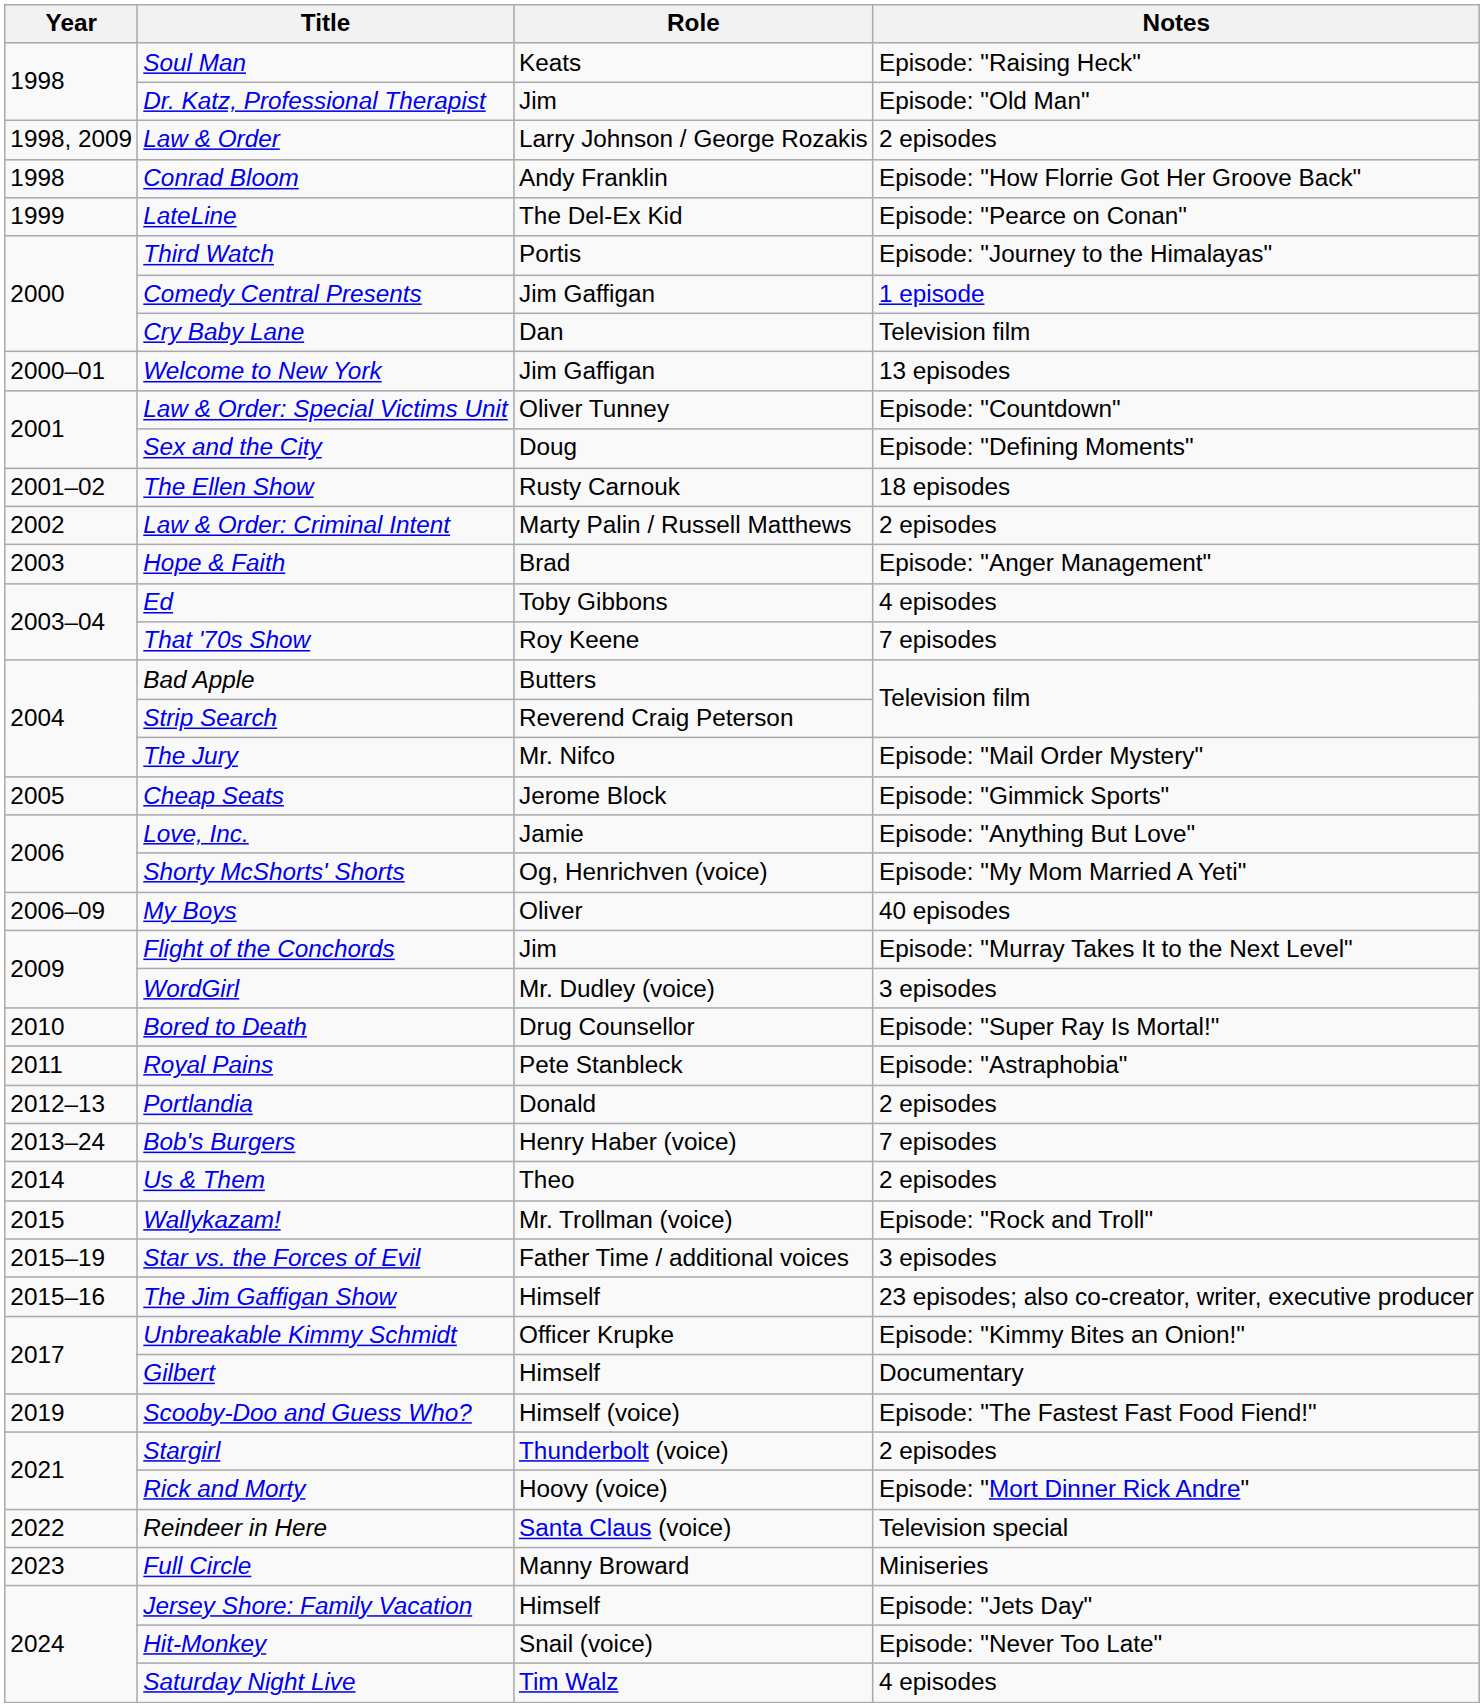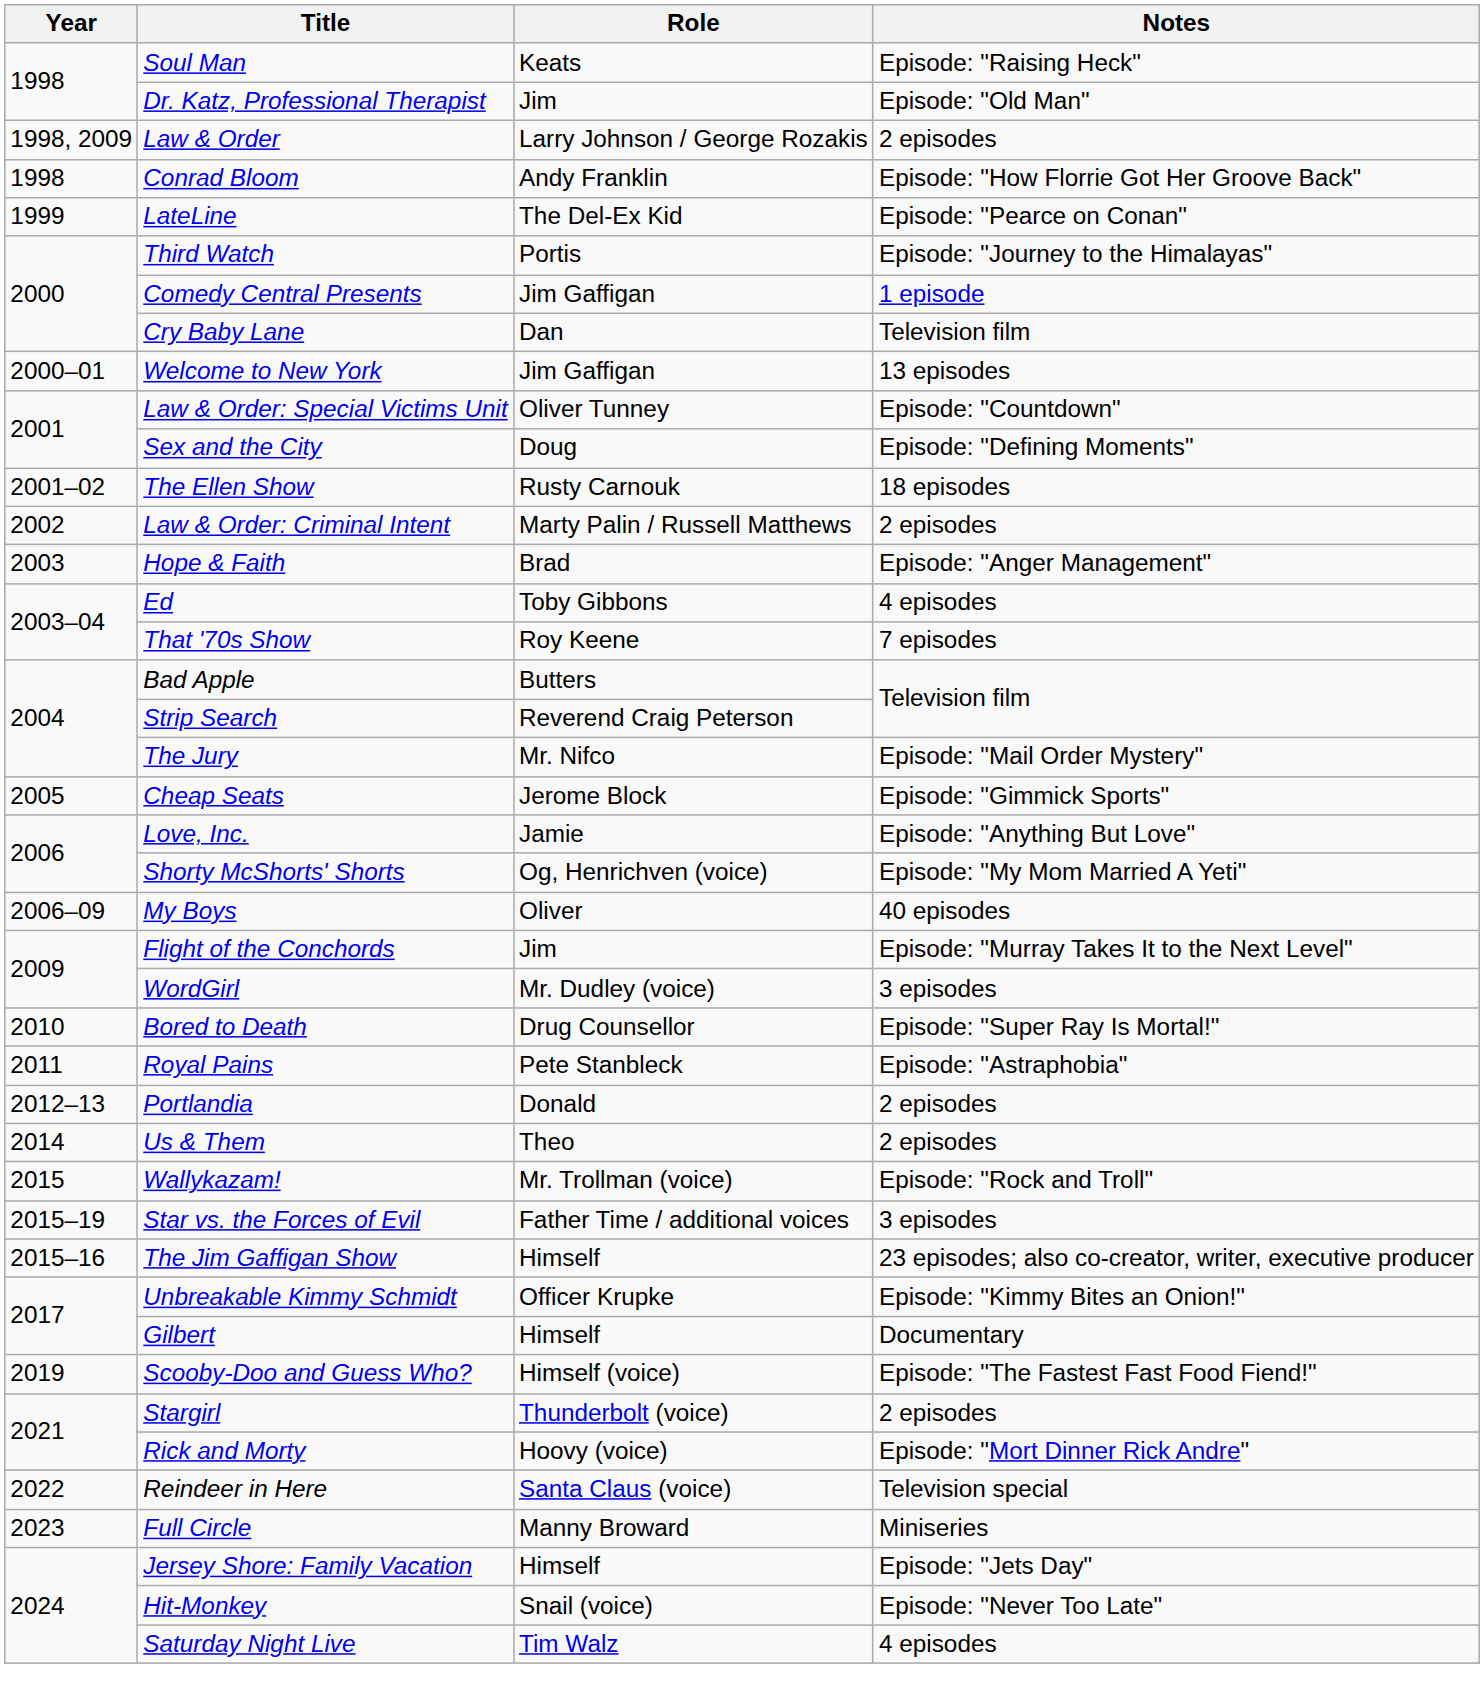- row: (219, 1142)
